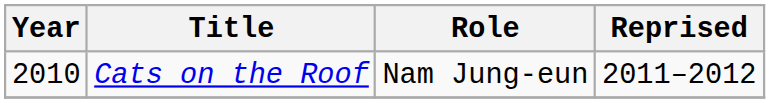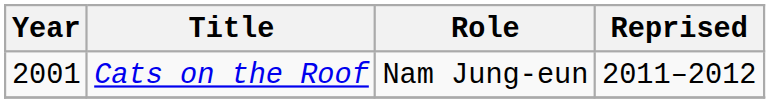(46, 75) 2010 -> (46, 75) 2001
